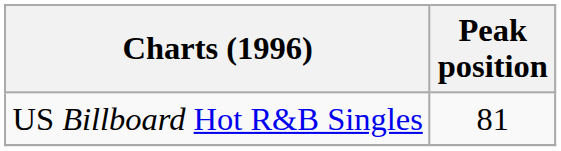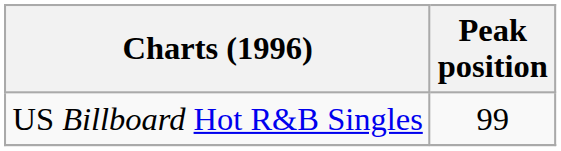(493, 118) 81 -> (493, 118) 99
